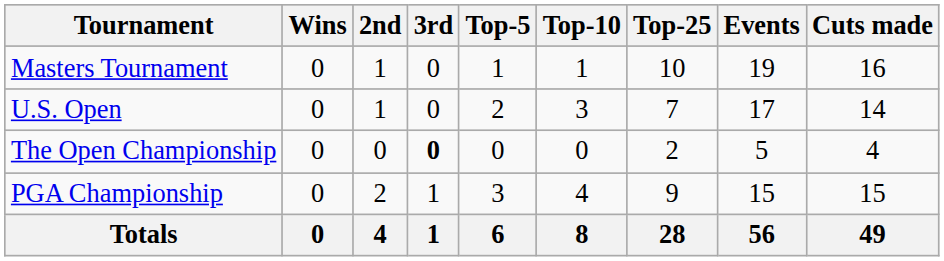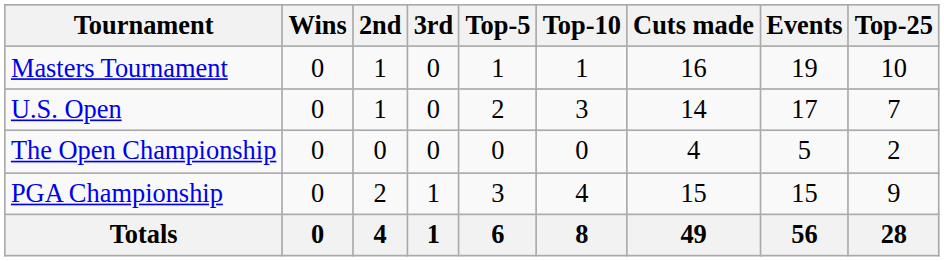columns swapped: (672, 25) <-> (872, 25)
(433, 151) bold -> (433, 151) normal
